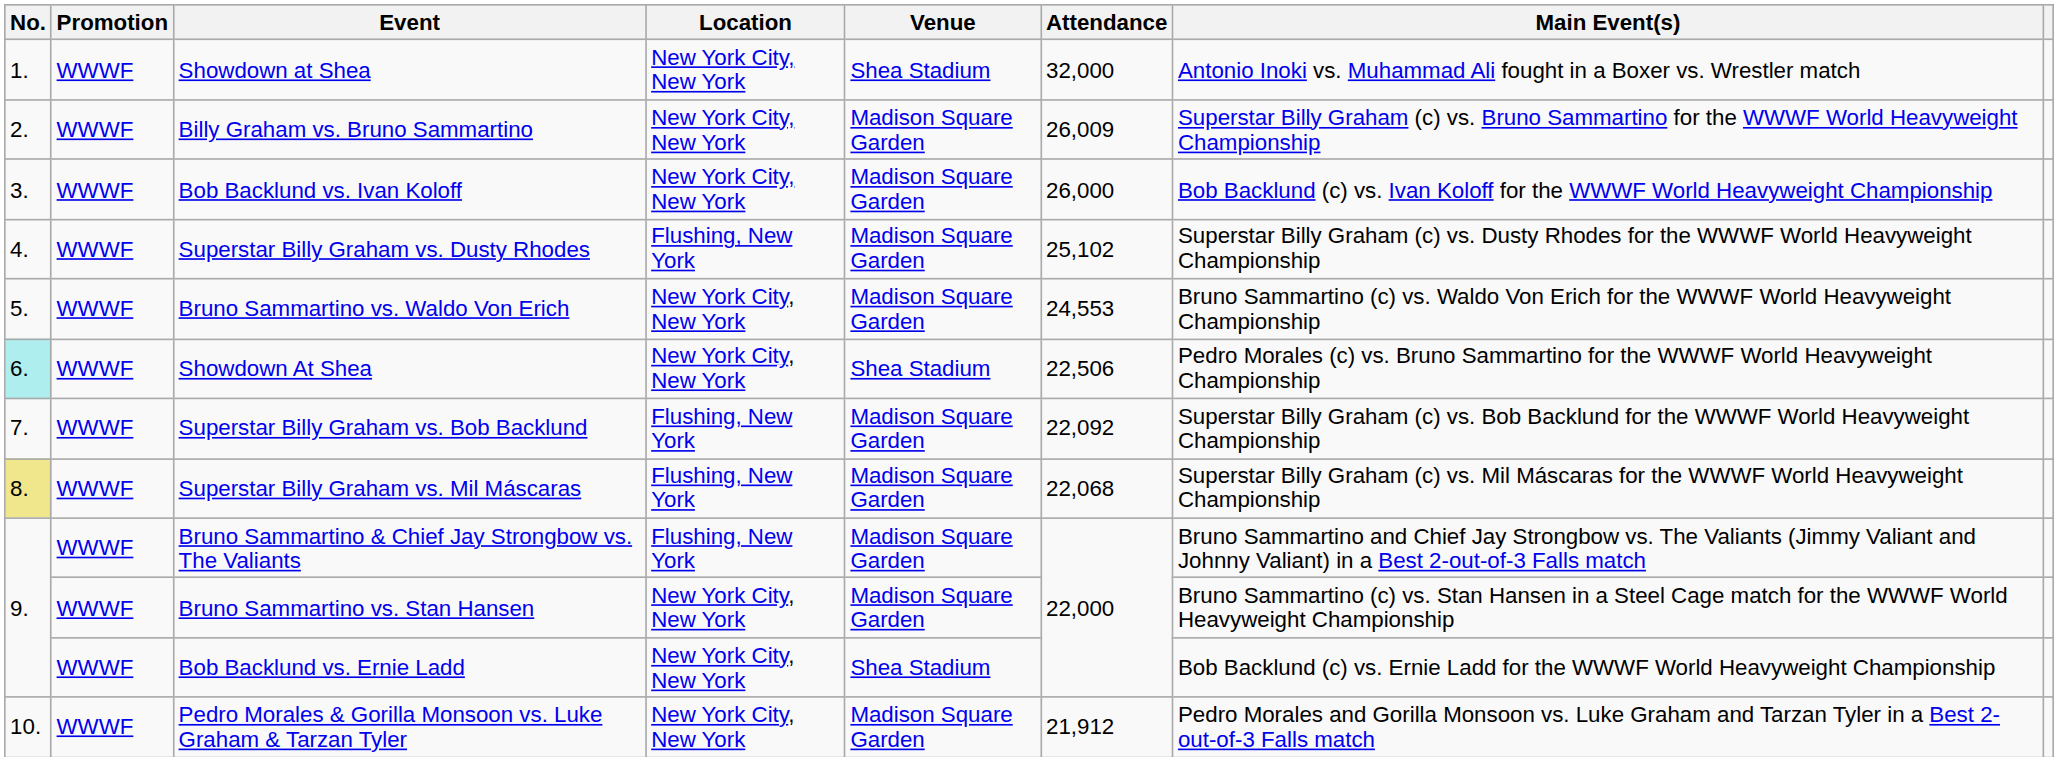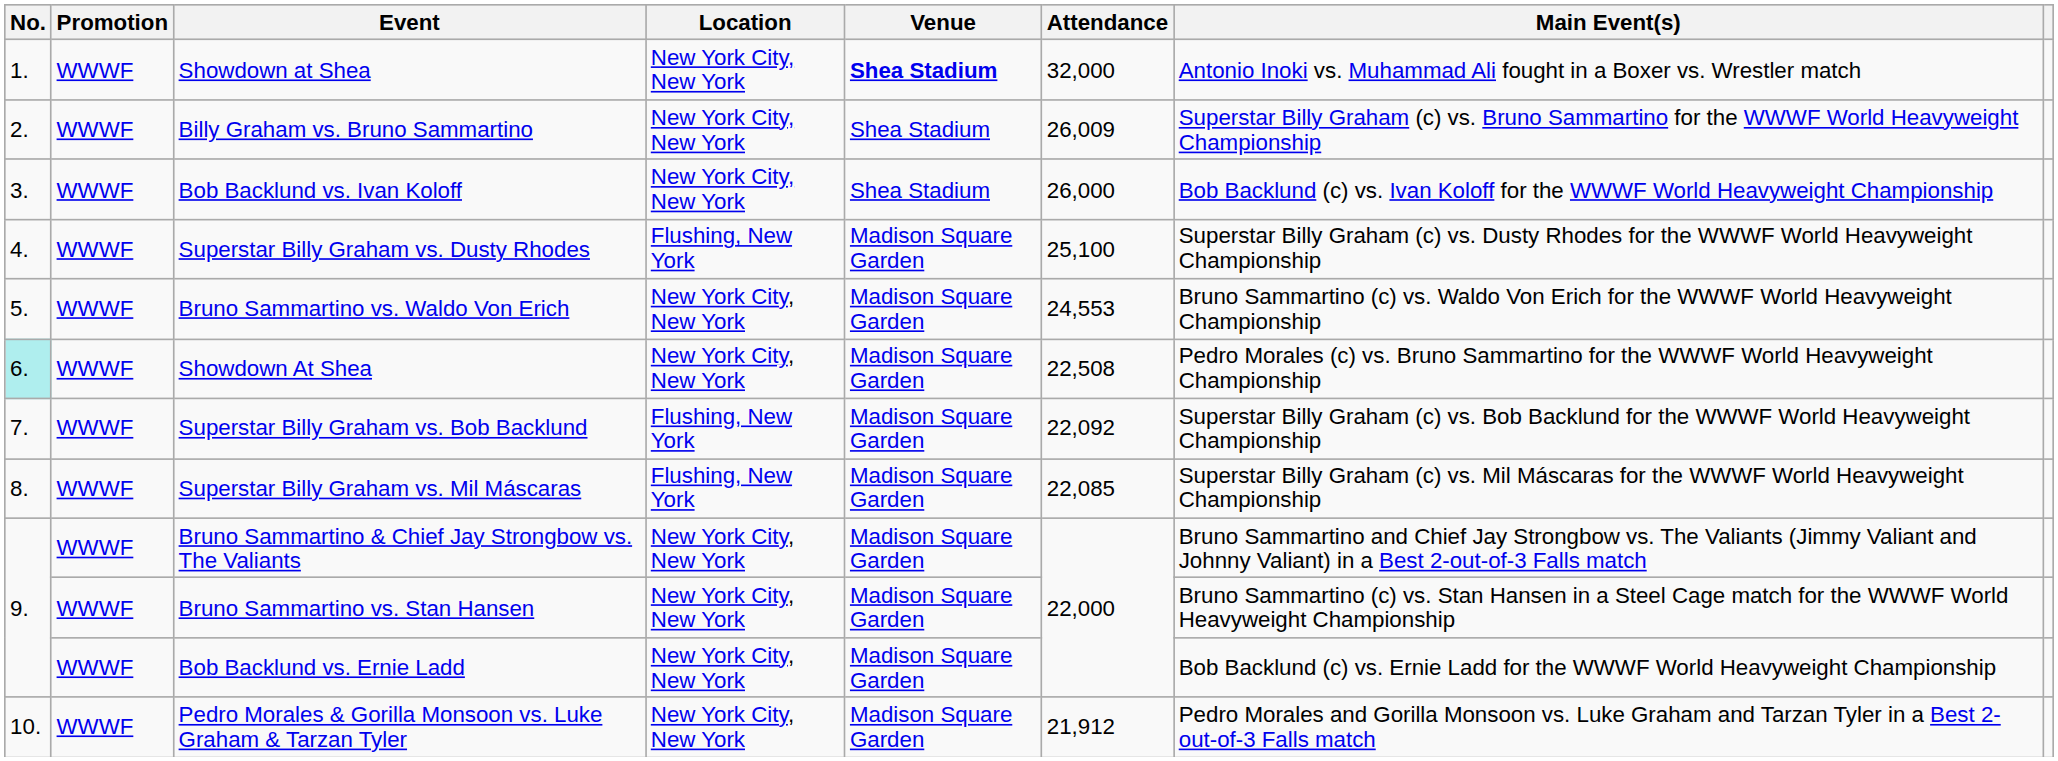(920, 69) normal -> (924, 69) bold
(932, 129) Madison Square Garden -> (920, 129) Shea Stadium
(932, 189) Madison Square Garden -> (920, 189) Shea Stadium
(1080, 249) 25,102 -> (1081, 249) 25,100
(920, 368) Shea Stadium -> (931, 368) Madison Square Garden
(1080, 368) 22,506 -> (1081, 368) 22,508
(19, 488) khaki background -> (19, 488) no background
(1080, 488) 22,068 -> (1081, 488) 22,085
(722, 548) Flushing, New York -> (722, 548) New York City, New York
(920, 667) Shea Stadium -> (931, 667) Madison Square Garden
